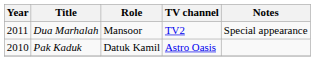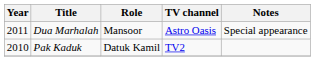(175, 30) TV2 -> (190, 30) Astro Oasis
(190, 47) Astro Oasis -> (175, 47) TV2
